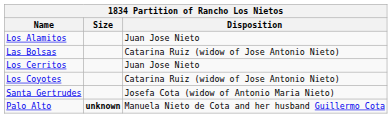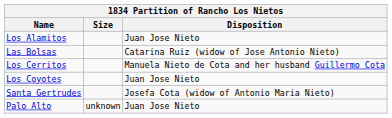(162, 65) Juan Jose Nieto -> (255, 65) Manuela Nieto de Cota and her husband Guillermo Cota
(232, 79) Catarina Ruiz (widow of Jose Antonio Nieto) -> (162, 79) Juan Jose Nieto
(103, 106) bold -> (103, 106) normal
(255, 106) Manuela Nieto de Cota and her husband Guillermo Cota -> (162, 106) Juan Jose Nieto
